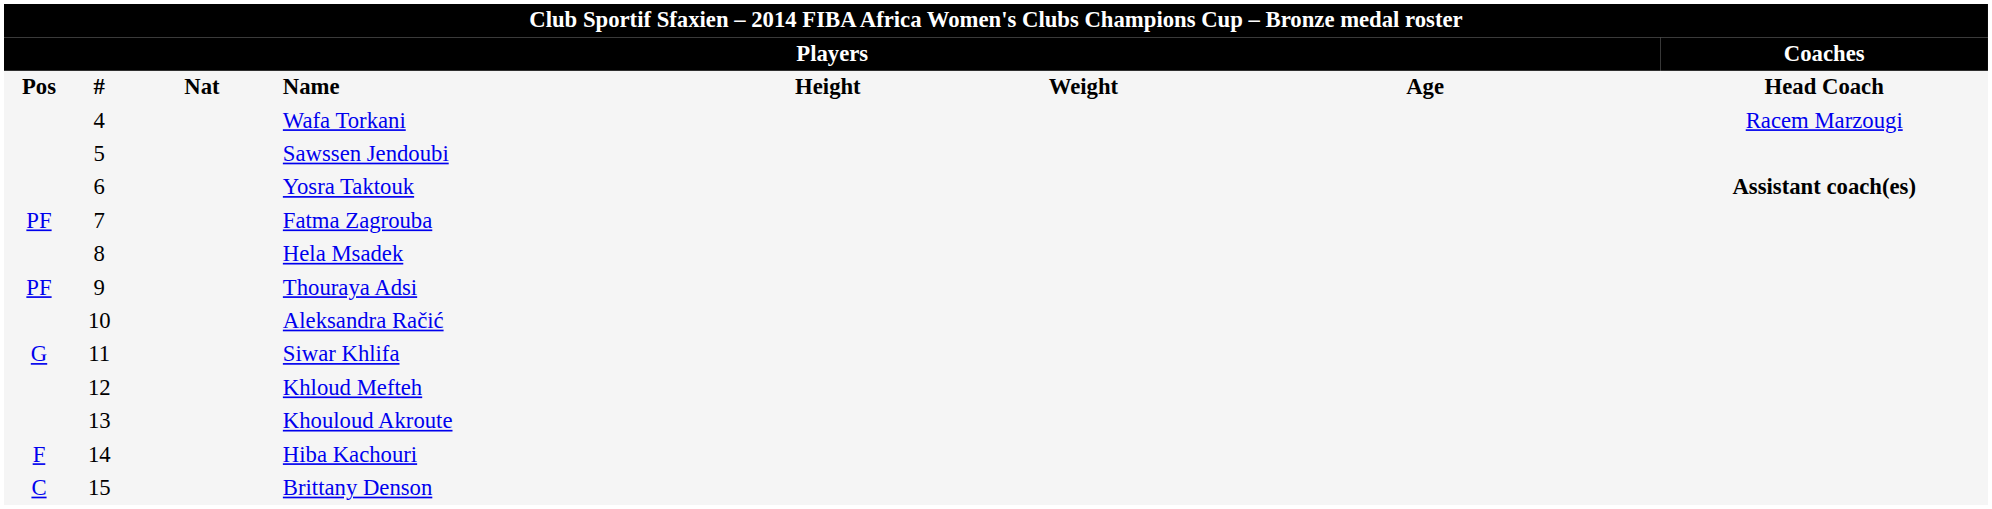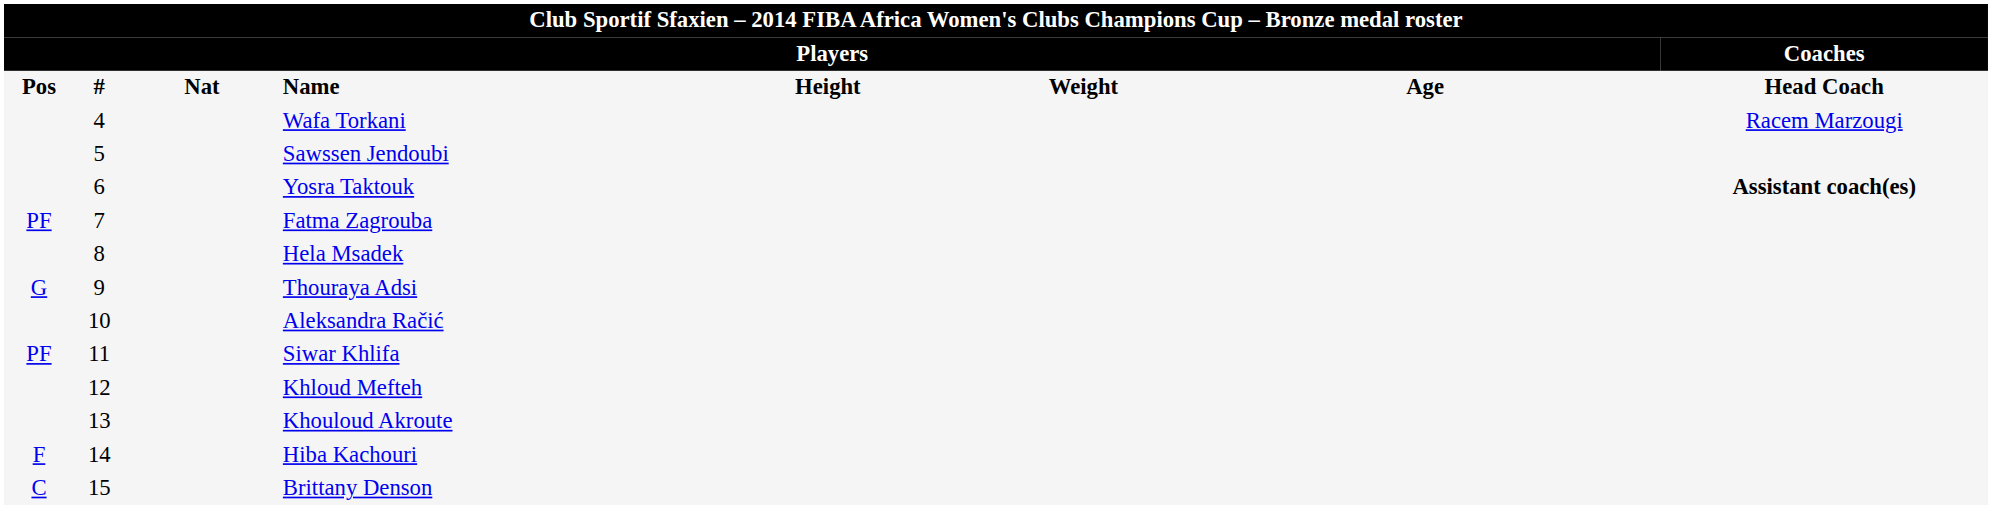(39, 287) PF -> (39, 287) G
(39, 354) G -> (39, 354) PF
